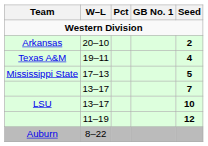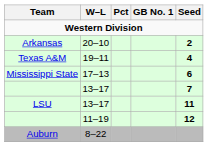(189, 73) 5 -> (189, 73) 6
(189, 104) 10 -> (189, 104) 11
